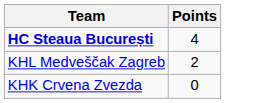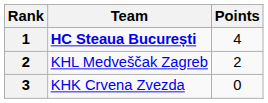+ column: (26, 16)
